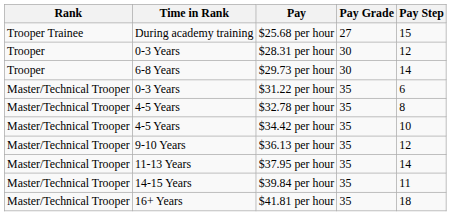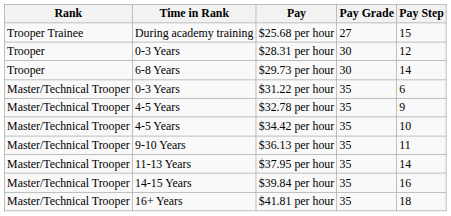(402, 107) 8 -> (402, 107) 9
(405, 145) 12 -> (405, 145) 11
(405, 182) 11 -> (405, 182) 16
